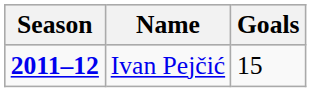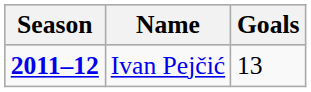(250, 65) 15 -> (250, 65) 13
